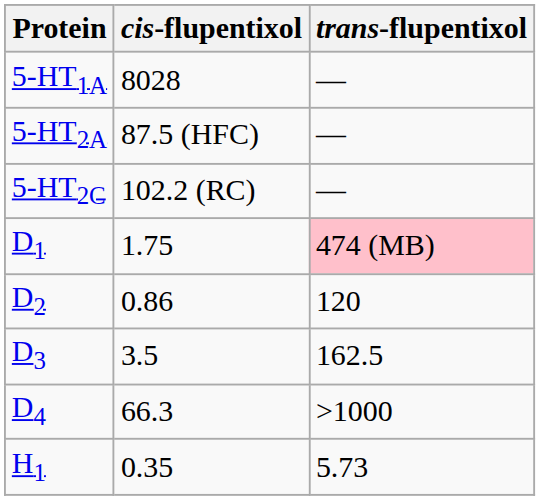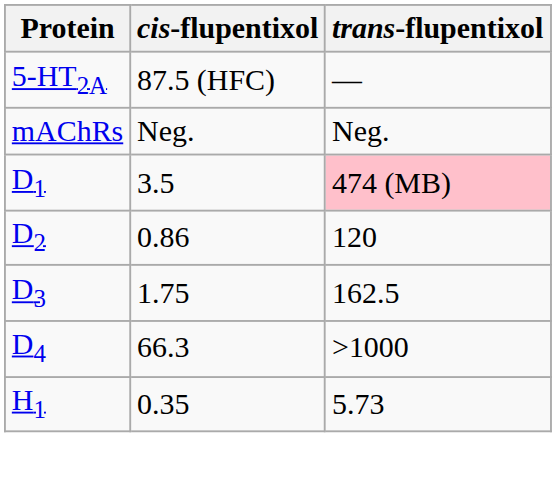- row: (59, 79)
- row: (59, 190)
+ row: (68, 130)
(147, 245) 1.75 -> (156, 182) 3.5
(140, 356) 3.5 -> (163, 292) 1.75
